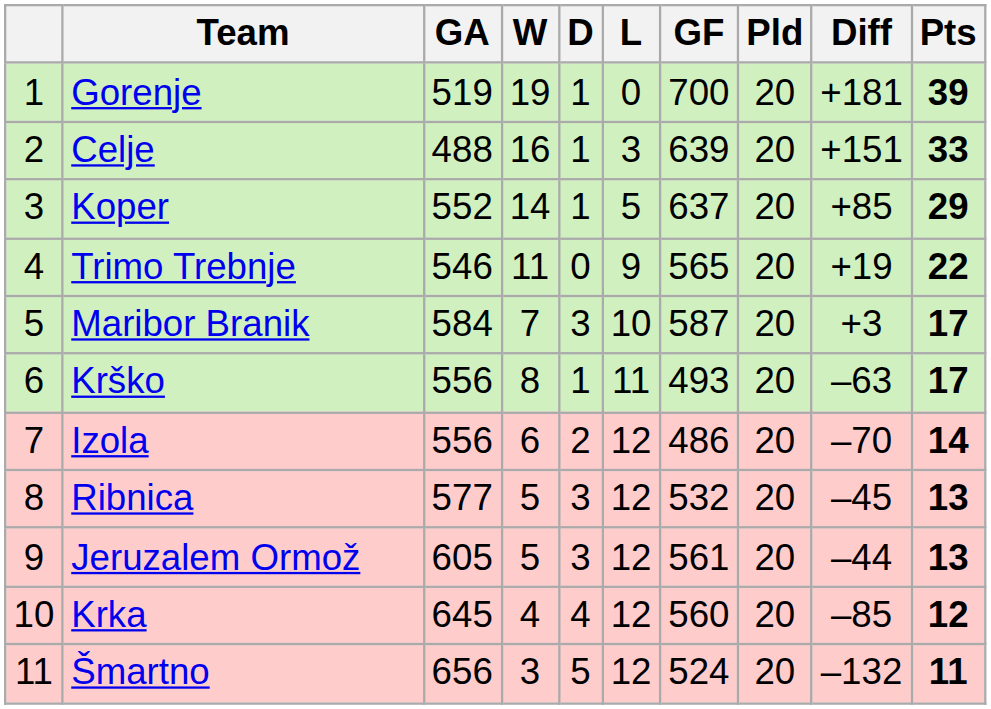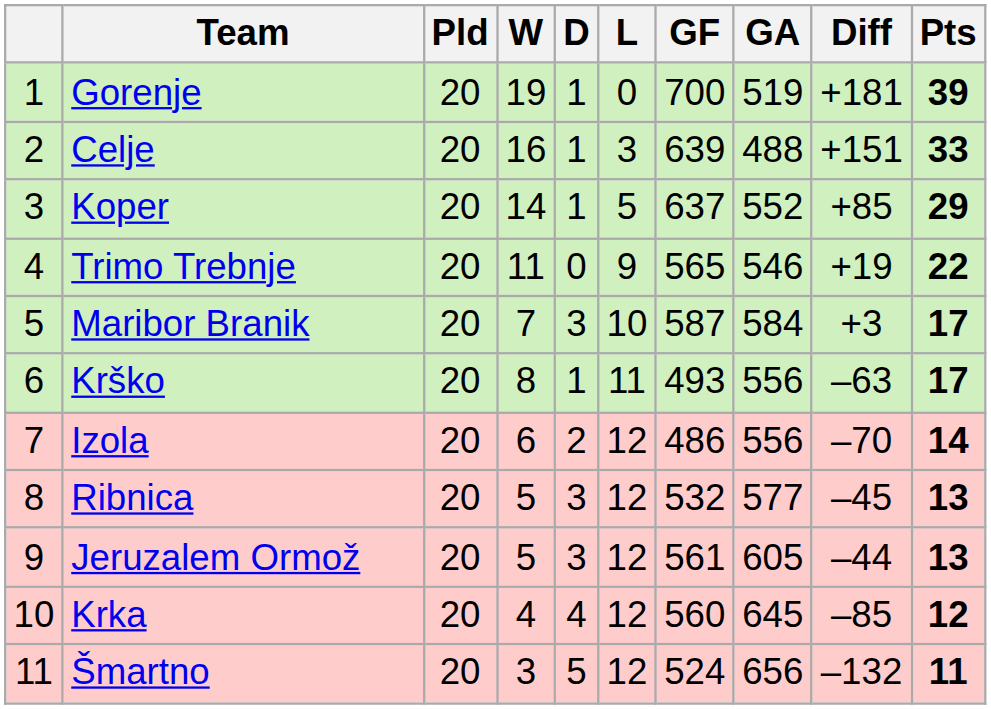columns swapped: (775, 33) <-> (462, 33)
